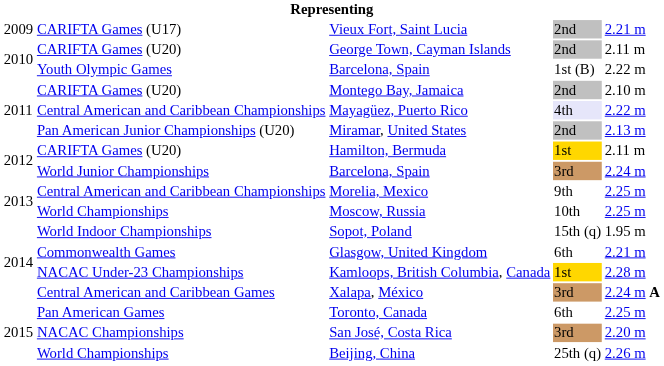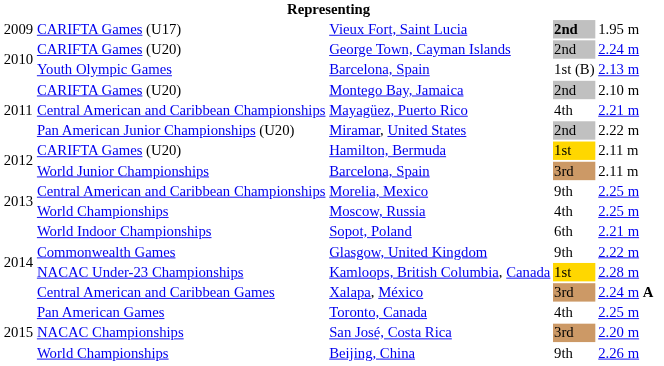(565, 29) normal -> (566, 29) bold
(625, 29) 2.21 m -> (619, 29) 1.95 m
(625, 49) 2.11 m -> (619, 49) 2.24 m
(625, 69) 2.22 m -> (619, 69) 2.13 m
(563, 110) lavender background -> (563, 110) no background
(625, 110) 2.22 m -> (619, 110) 2.21 m
(625, 130) 2.13 m -> (619, 130) 2.22 m
(625, 171) 2.24 m -> (618, 171) 2.11 m
(567, 211) 10th -> (563, 211) 4th
(578, 231) 15th (q) -> (563, 231) 6th
(625, 231) 1.95 m -> (619, 231) 2.21 m
(563, 251) 6th -> (563, 251) 9th
(625, 251) 2.21 m -> (619, 251) 2.22 m
(563, 312) 6th -> (563, 312) 4th
(578, 353) 25th (q) -> (563, 353) 9th
